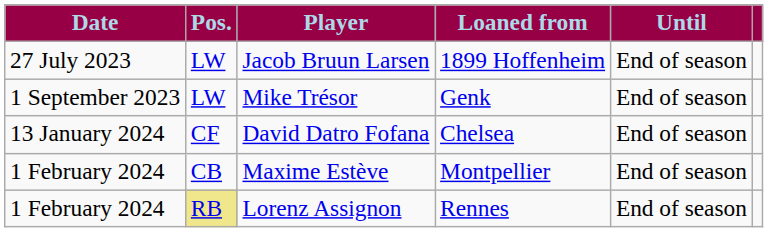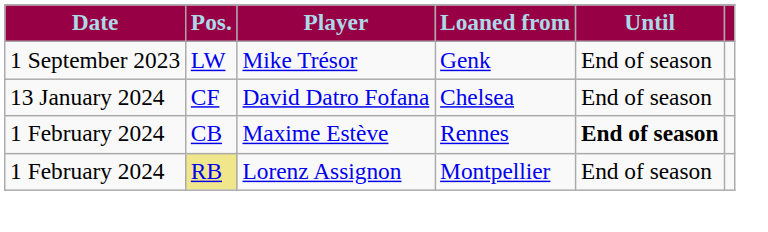- row: (336, 60)
(495, 171) Montpellier -> (474, 134) Rennes
(681, 171) normal -> (650, 134) bold
(474, 208) Rennes -> (495, 171) Montpellier
